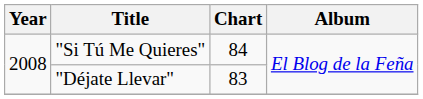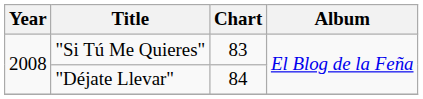(238, 49) 84 -> (238, 49) 83
(238, 79) 83 -> (238, 79) 84
